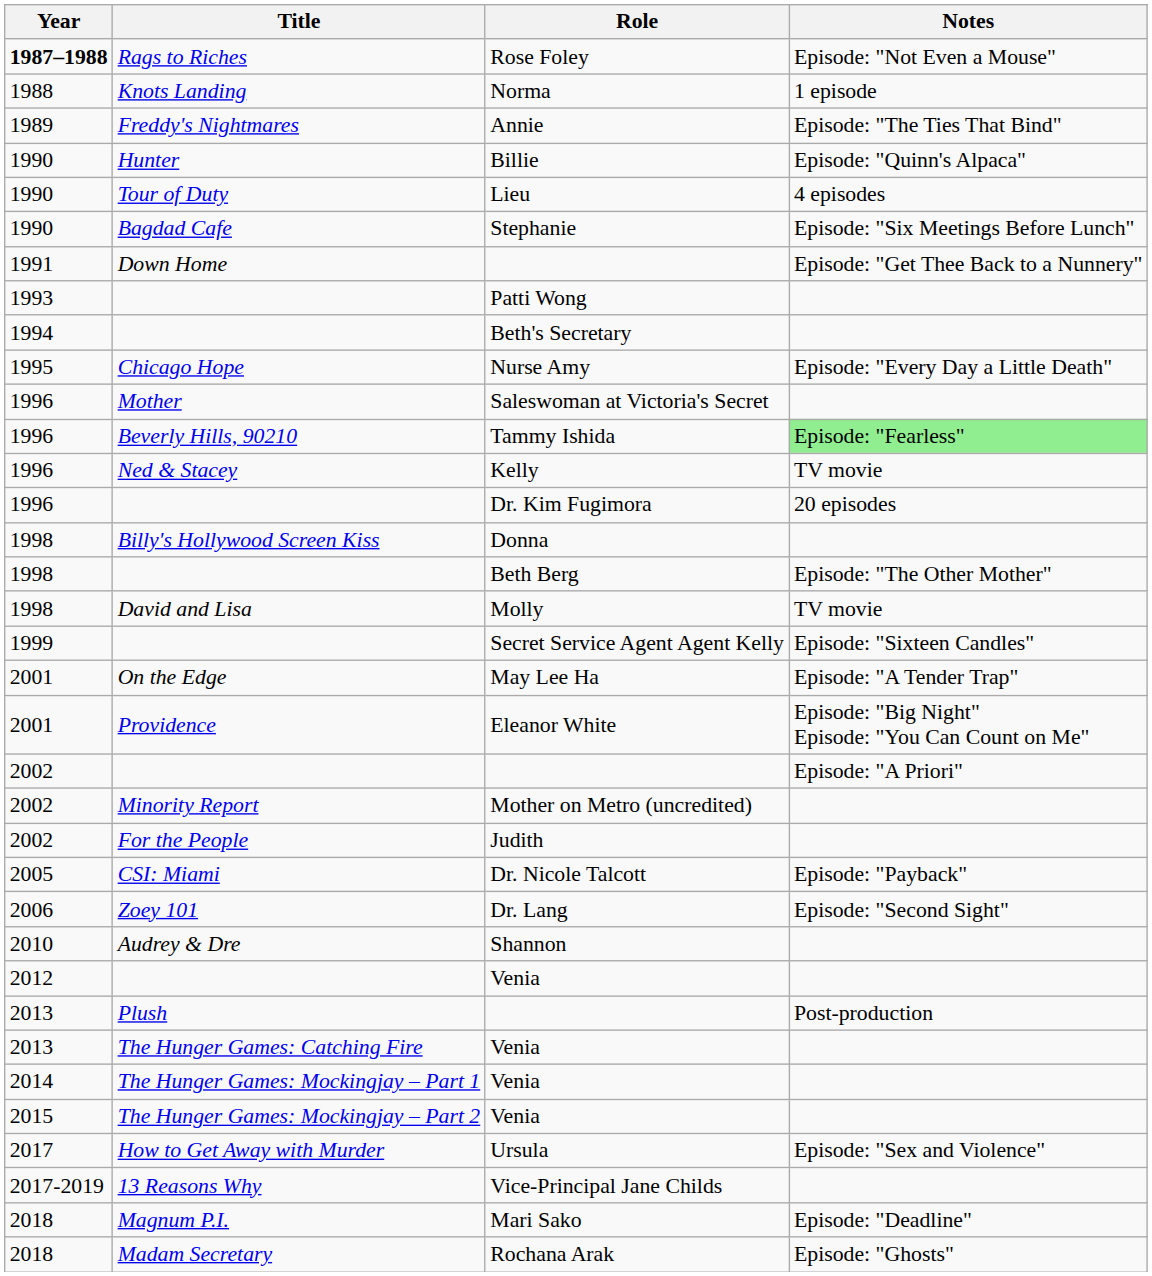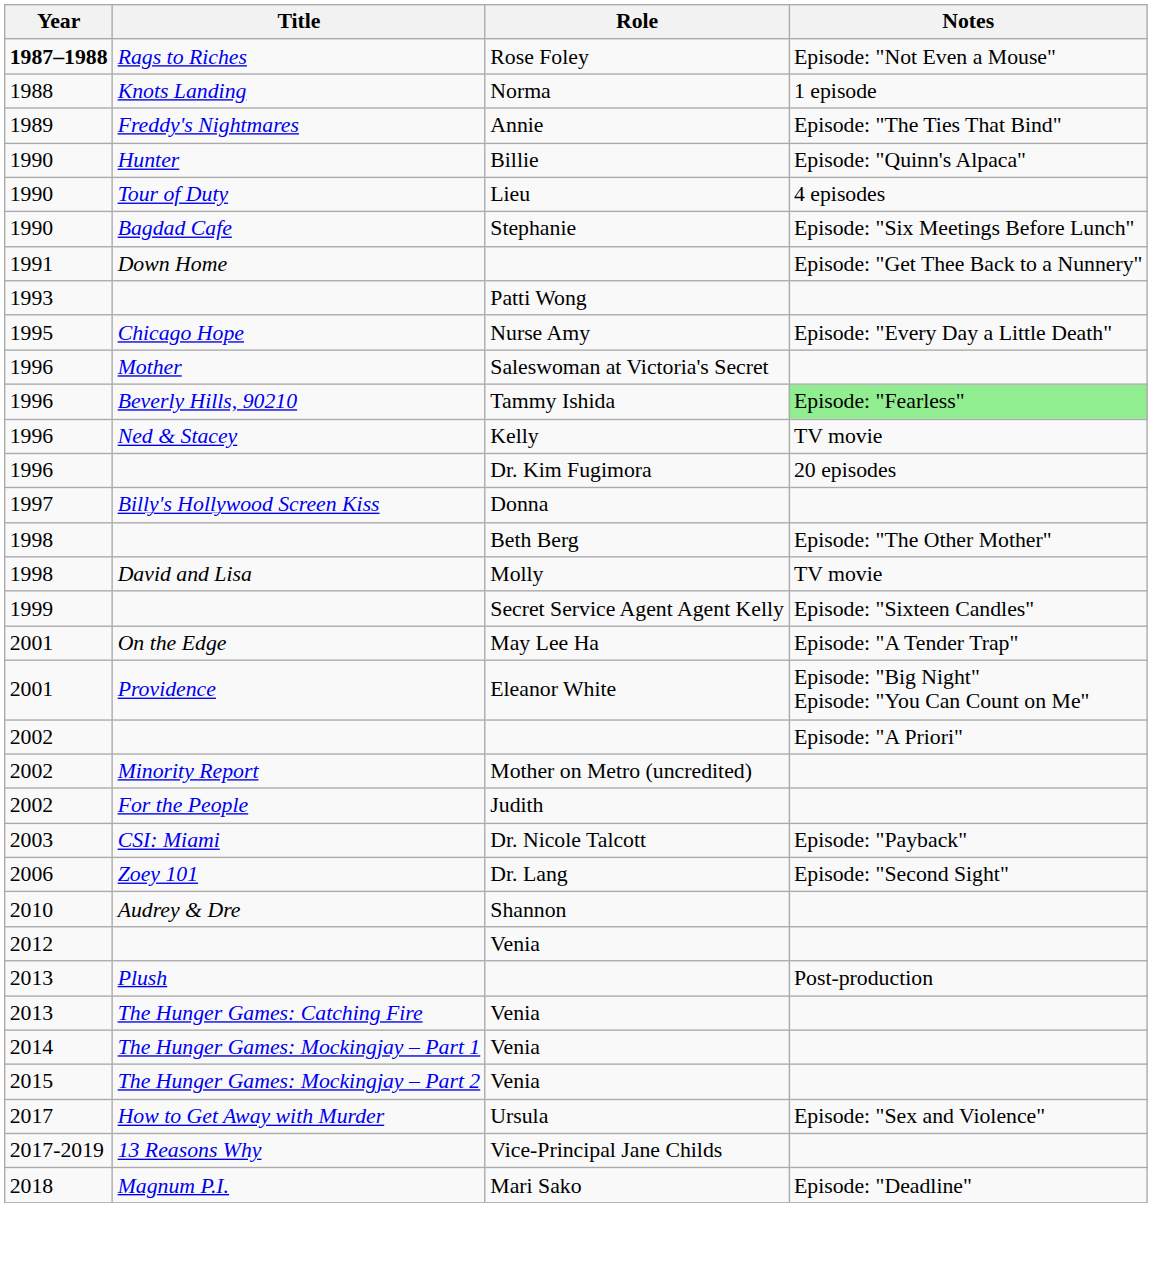- row: (299, 333)
(31, 539) 1998 -> (31, 504) 1997
(31, 874) 2005 -> (31, 839) 2003
- row: (195, 1254)
